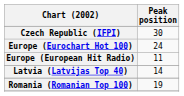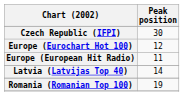(158, 46) 24 -> (158, 46) 12
